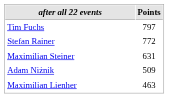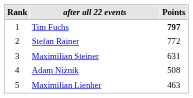+ column: (17, 12)
(149, 27) normal -> (174, 27) bold
(149, 70) 509 -> (174, 70) 508
